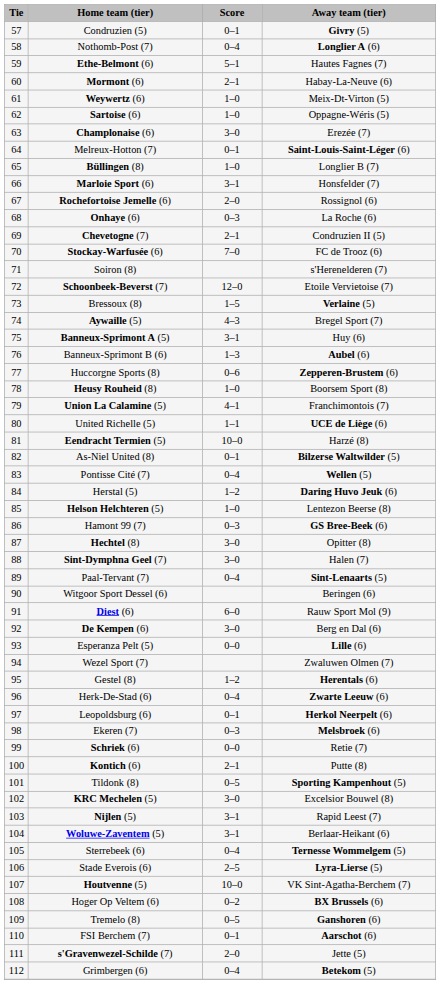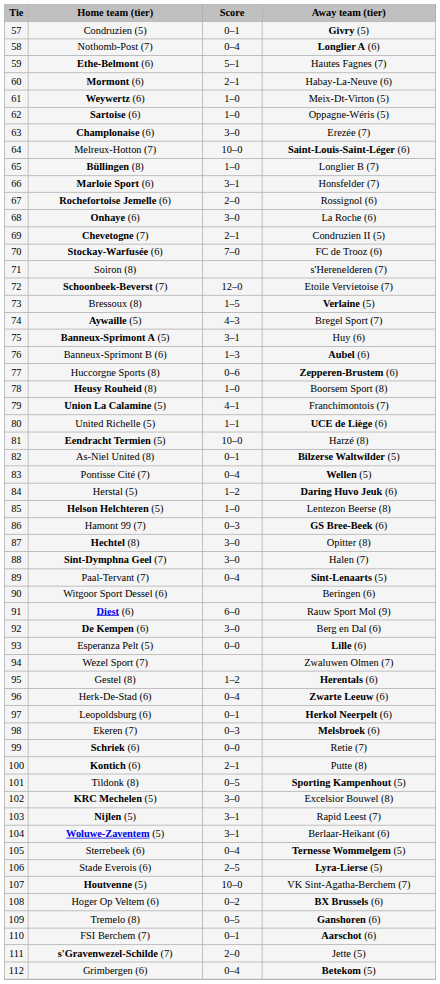(232, 150) 0–1 -> (232, 150) 10–0
(232, 218) 0–3 -> (232, 218) 3–0
